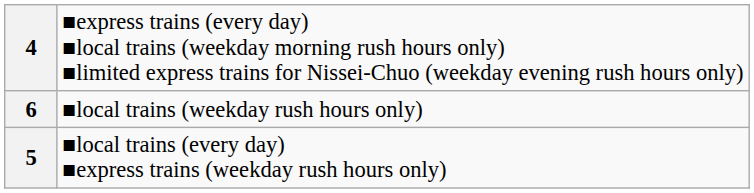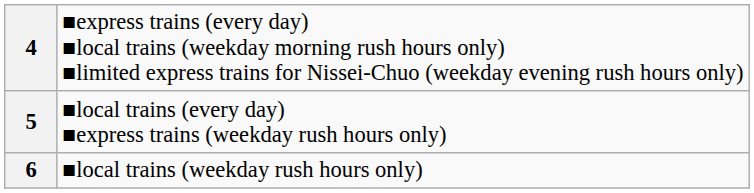rows swapped: (31, 157) <-> (31, 108)
